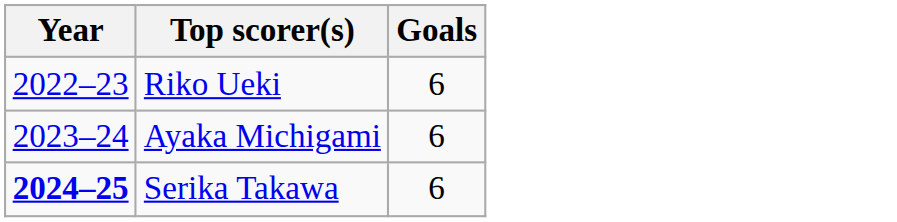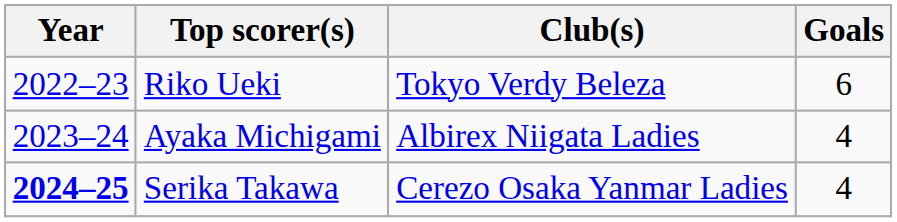+ column: (592, 30)
(437, 135) 6 -> (844, 135) 4
(437, 188) 6 -> (844, 188) 4
